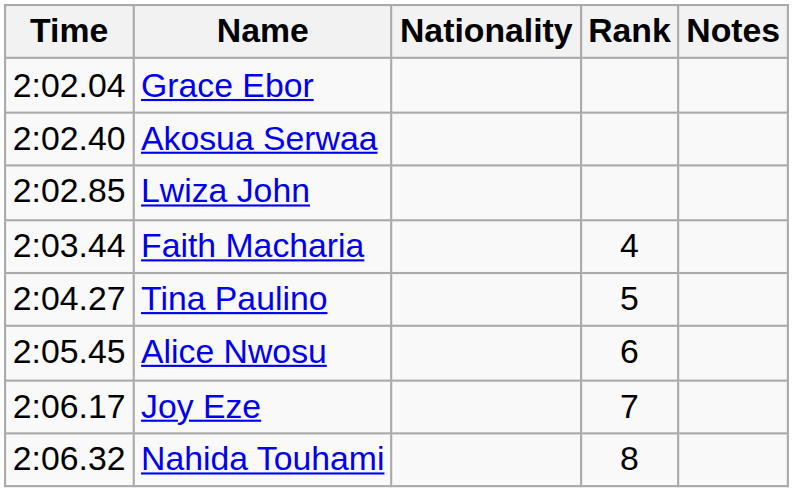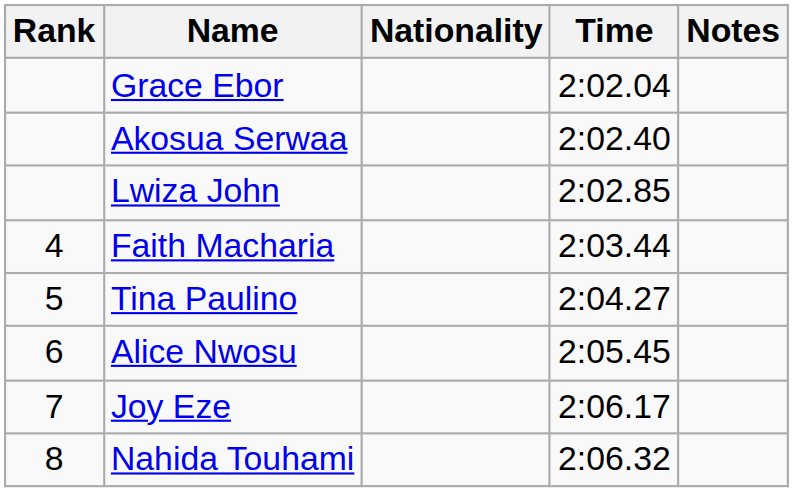columns swapped: (629, 31) <-> (69, 31)
